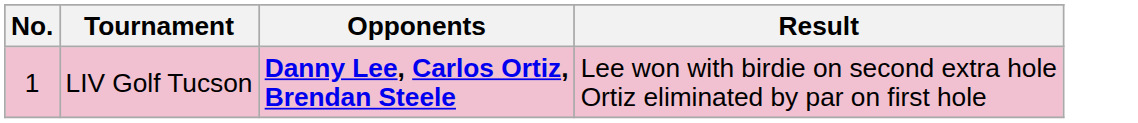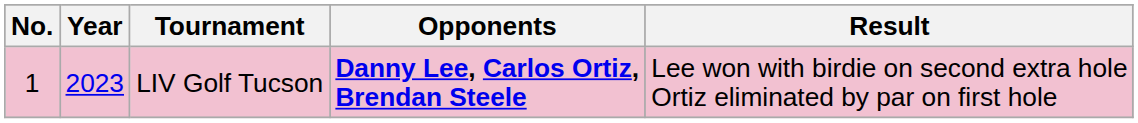+ column: (95, 26)
